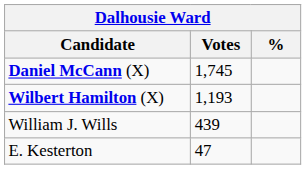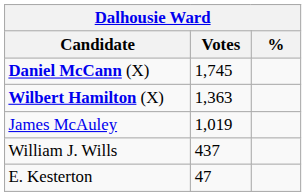(214, 97) 1,193 -> (214, 97) 1,363
+ row: (63, 124)
(207, 124) 439 -> (207, 151) 437
